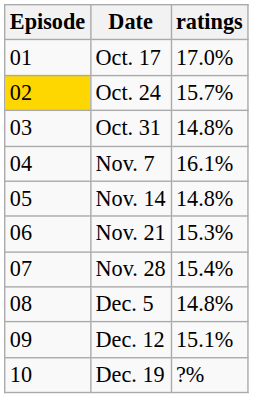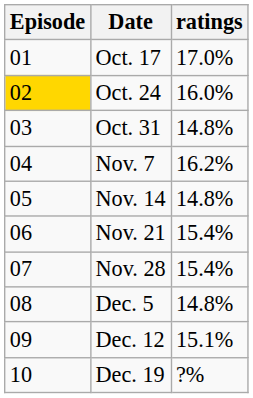(205, 92) 15.7% -> (205, 92) 16.0%
(205, 163) 16.1% -> (205, 163) 16.2%
(205, 233) 15.3% -> (205, 233) 15.4%
